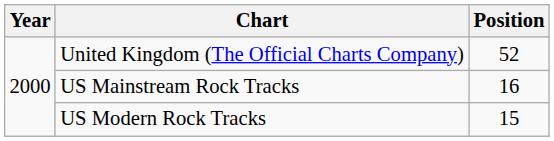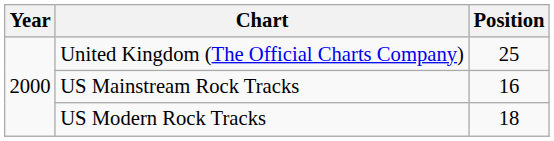(509, 53) 52 -> (509, 53) 25
(509, 119) 15 -> (509, 119) 18
